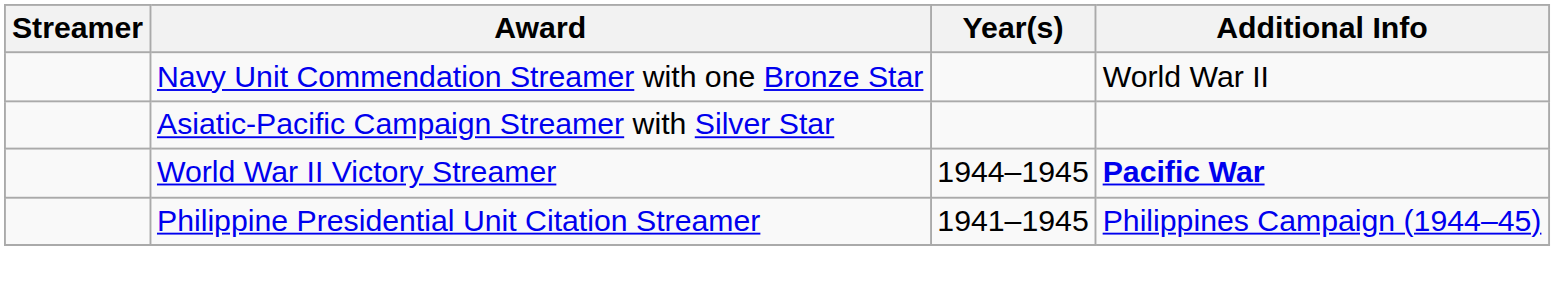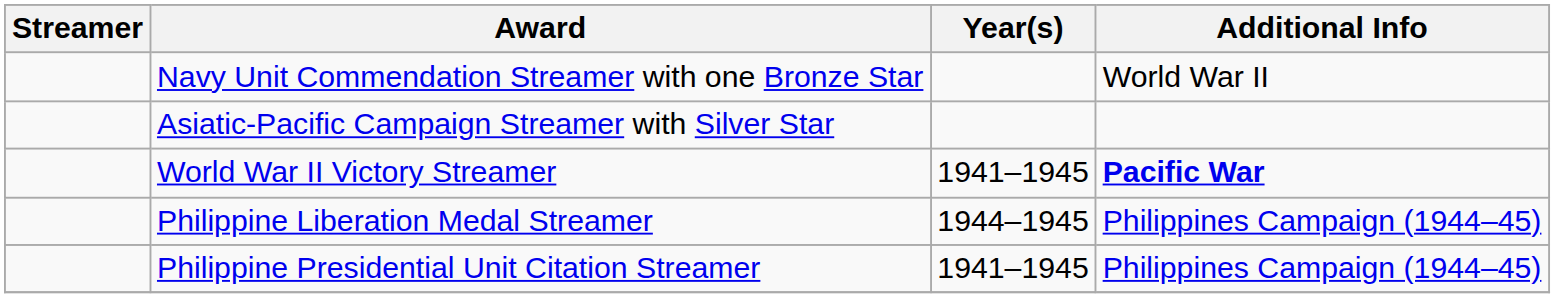(1013, 172) 1944–1945 -> (1013, 172) 1941–1945
+ row: (405, 220)
